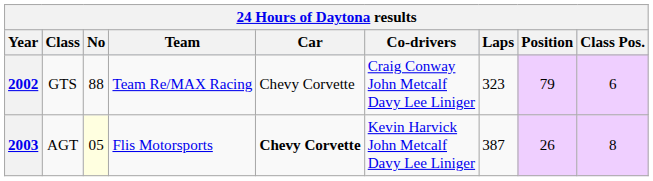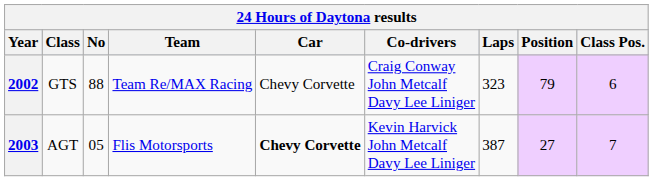(96, 145) lightyellow background -> (96, 145) no background
(547, 145) 26 -> (547, 145) 27
(613, 145) 8 -> (613, 145) 7
